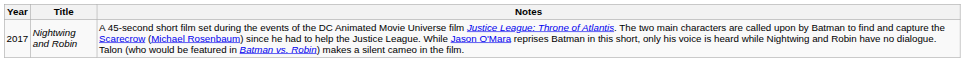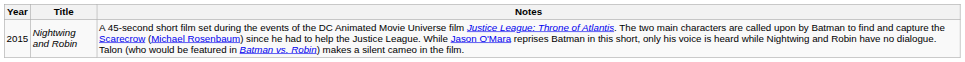(17, 38) 2017 -> (17, 38) 2015
